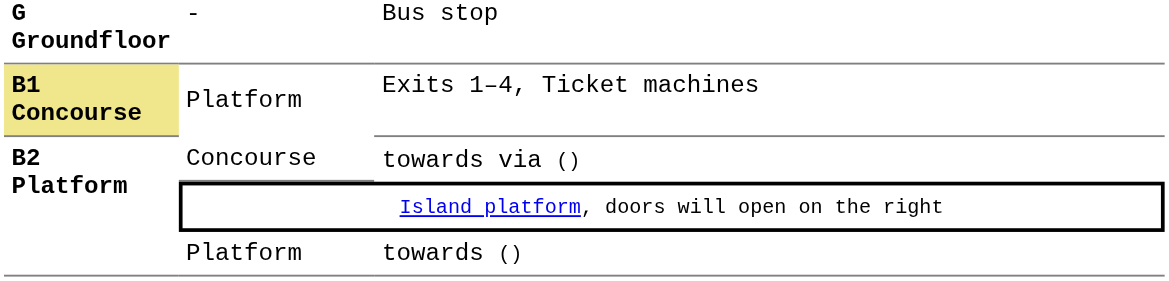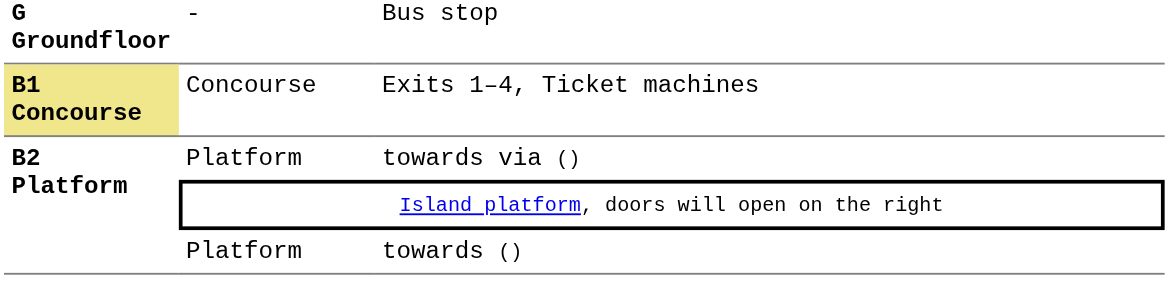(244, 101) Platform -> (251, 86) Concourse
(251, 158) Concourse -> (244, 158) Platform
